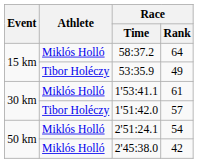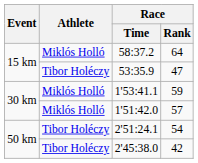(177, 72) 49 -> (177, 72) 47
(177, 91) 61 -> (177, 91) 59
(76, 110) Tibor Holéczy -> (73, 110) Miklós Holló
(73, 129) Miklós Holló -> (76, 129) Tibor Holéczy
(73, 149) Miklós Holló -> (76, 149) Tibor Holéczy
